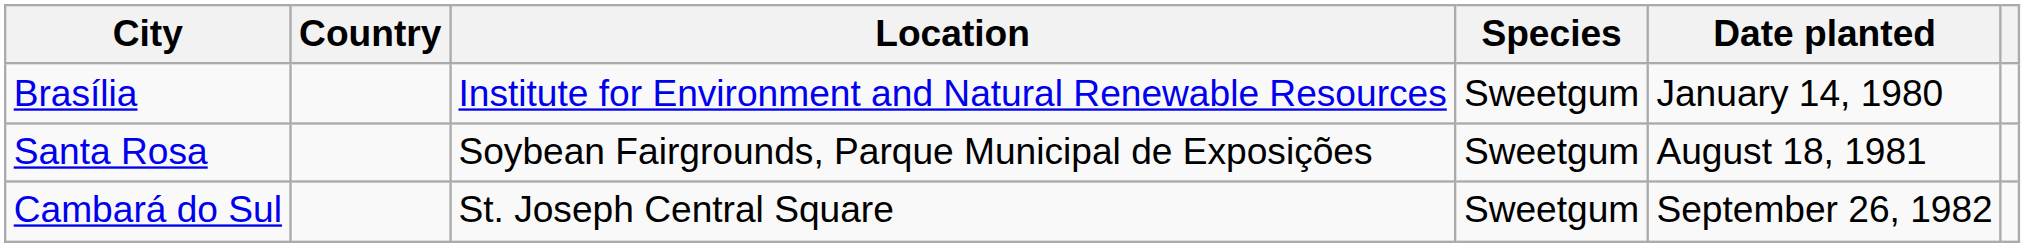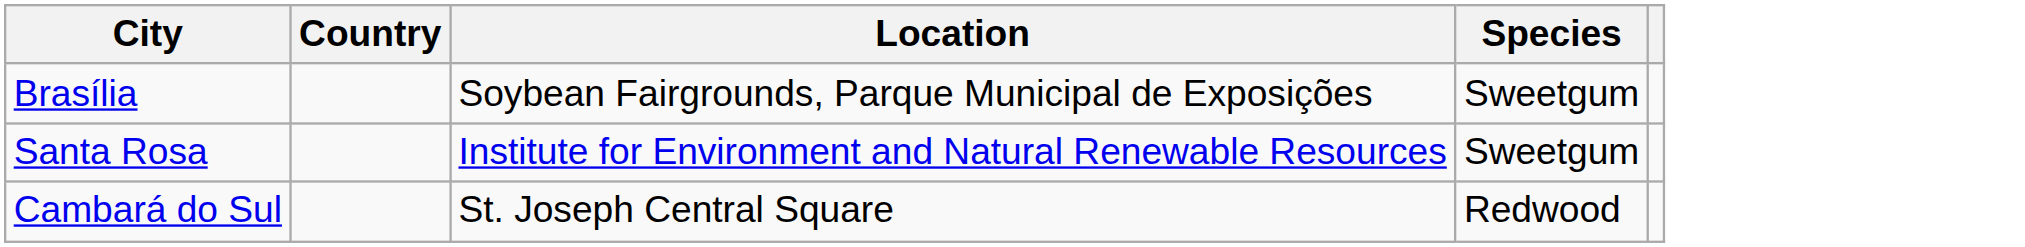- column: (1825, 33)
(953, 92) Institute for Environment and Natural Renewable Resources -> (916, 92) Soybean Fairgrounds, Parque Municipal de Exposições
(916, 151) Soybean Fairgrounds, Parque Municipal de Exposições -> (953, 151) Institute for Environment and Natural Renewable Resources
(1552, 210) Sweetgum -> (1542, 210) Redwood
